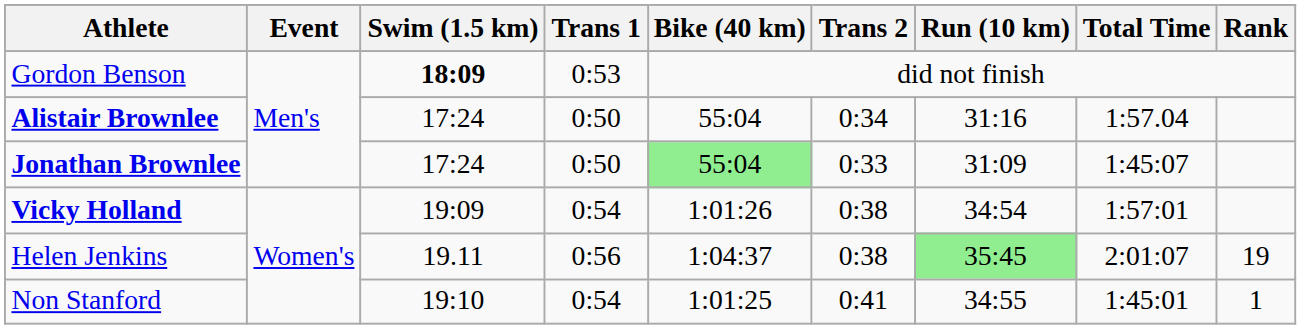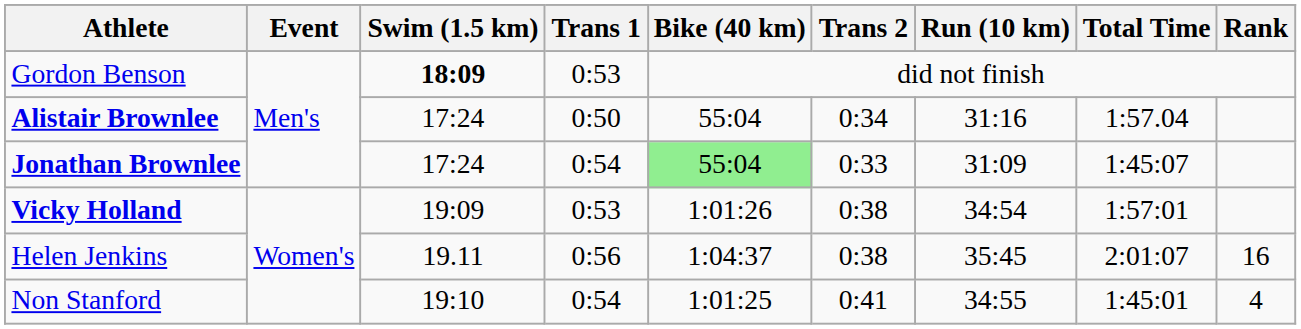(596, 164) 0:50 -> (596, 164) 0:54
(596, 210) 0:54 -> (596, 210) 0:53
(995, 255) lightgreen background -> (995, 255) no background
(1256, 255) 19 -> (1256, 255) 16
(1256, 301) 1 -> (1256, 301) 4
